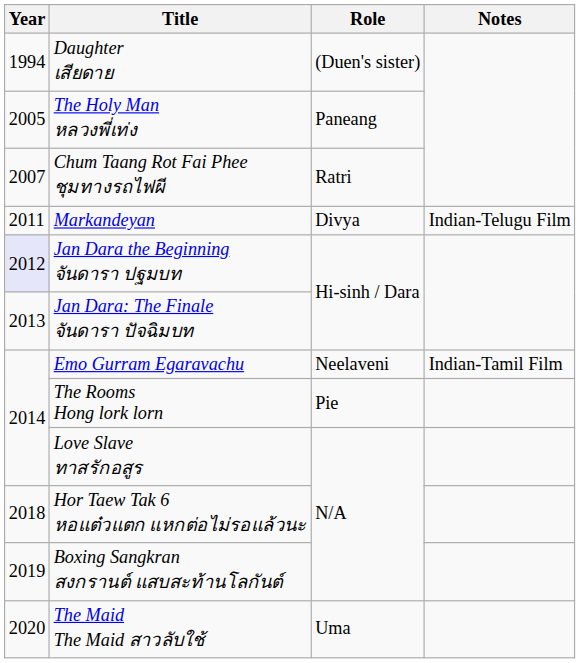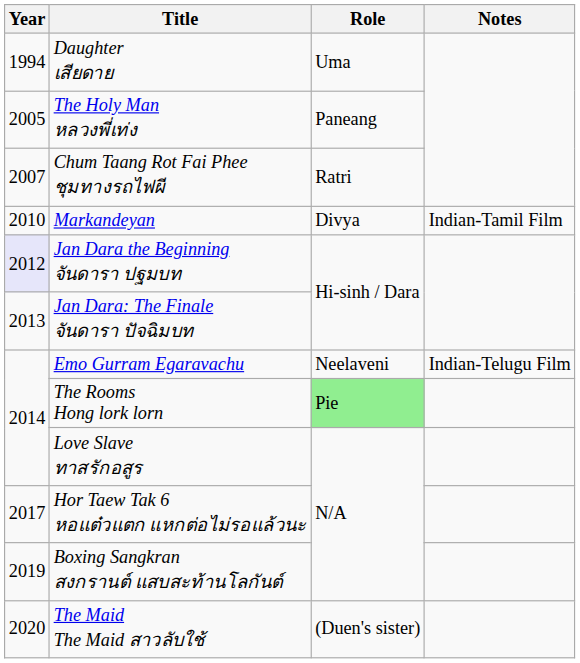(368, 62) (Duen's sister) -> (333, 62) Uma
(27, 220) 2011 -> (27, 220) 2010
(500, 220) Indian-Telugu Film -> (496, 220) Indian-Tamil Film
(496, 363) Indian-Tamil Film -> (500, 363) Indian-Telugu Film
(327, 403) no background -> (327, 403) lightgreen background
(27, 514) 2018 -> (27, 514) 2017
(333, 628) Uma -> (368, 628) (Duen's sister)
